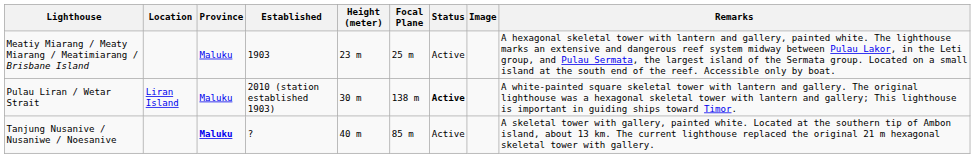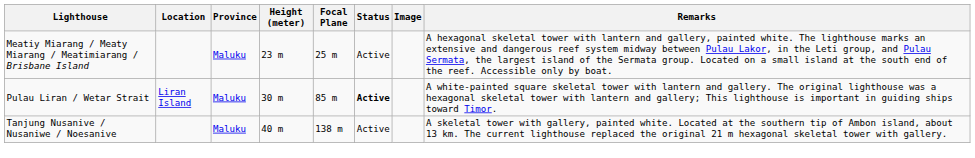- column: (291, 17)
(406, 97) 138 m -> (326, 97) 85 m
(216, 134) bold -> (229, 129) normal
(403, 134) 85 m -> (329, 129) 138 m
